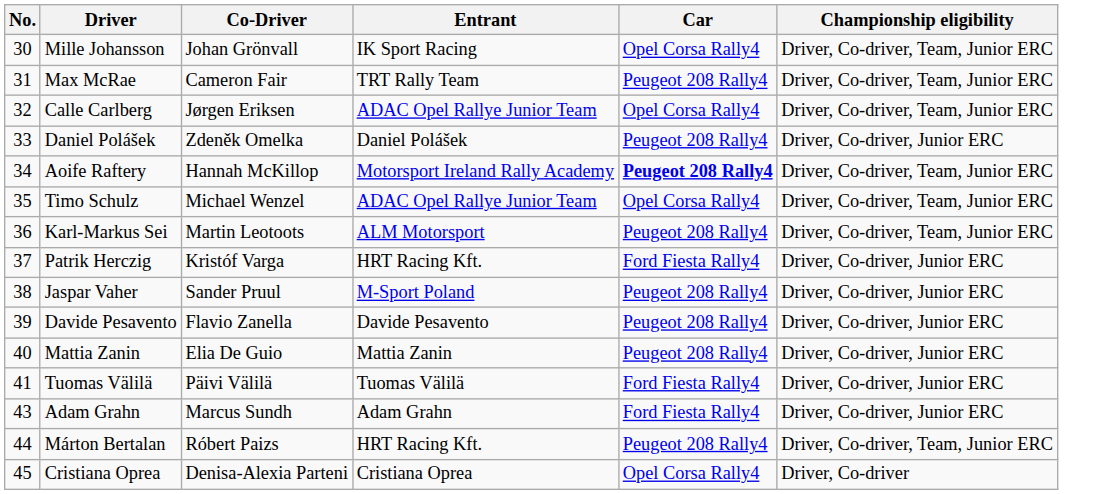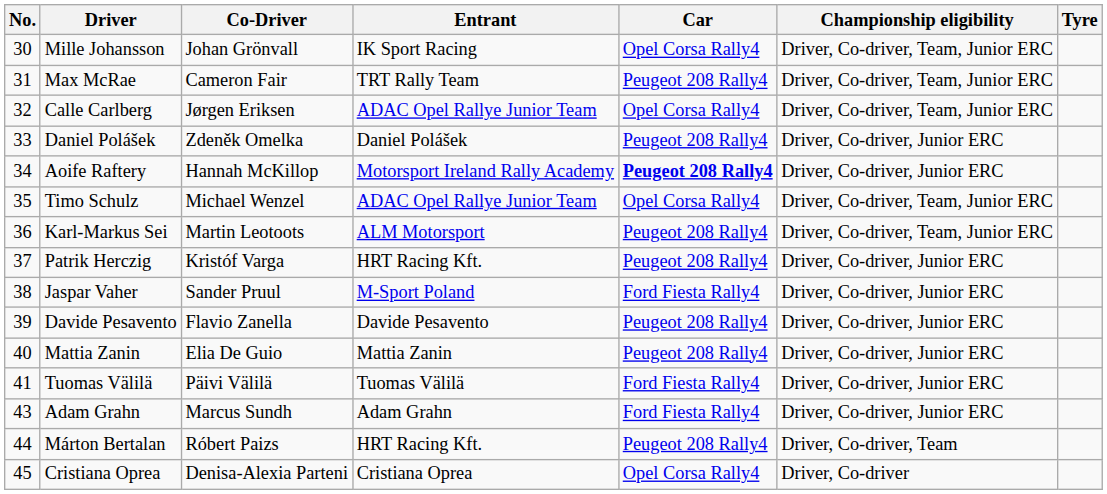+ column: (1080, 19)
(917, 170) Driver, Co-driver, Team, Junior ERC -> (892, 170) Driver, Co-driver, Junior ERC
(691, 261) Ford Fiesta Rally4 -> (695, 261) Peugeot 208 Rally4
(695, 291) Peugeot 208 Rally4 -> (691, 291) Ford Fiesta Rally4
(917, 443) Driver, Co-driver, Team, Junior ERC -> (869, 443) Driver, Co-driver, Team
